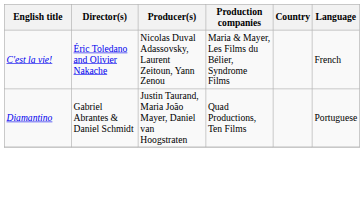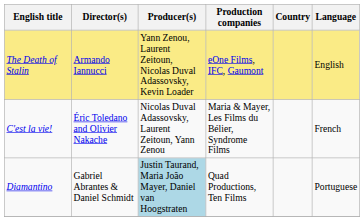+ row: (32, 65)
(170, 118) no background -> (170, 187) lightblue background
